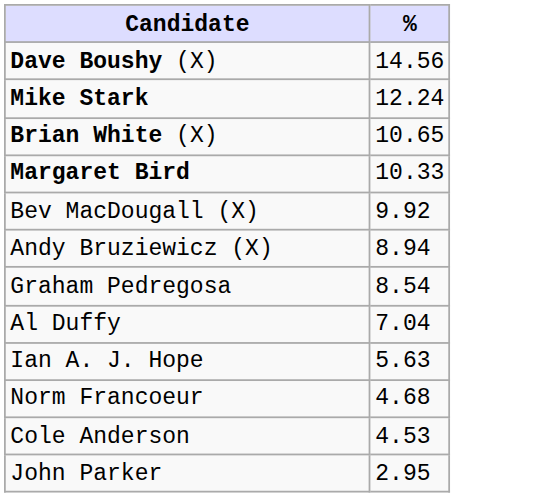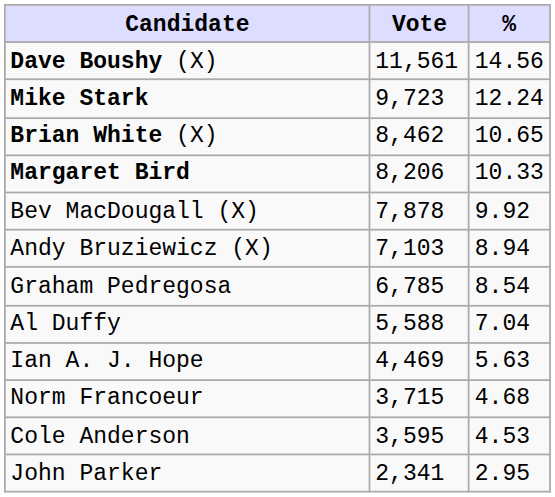+ column: (420, 24)
